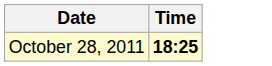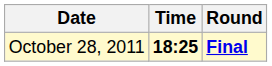+ column: (234, 18)
